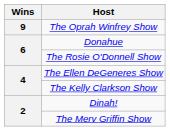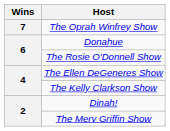(23, 27) 9 -> (23, 27) 7
